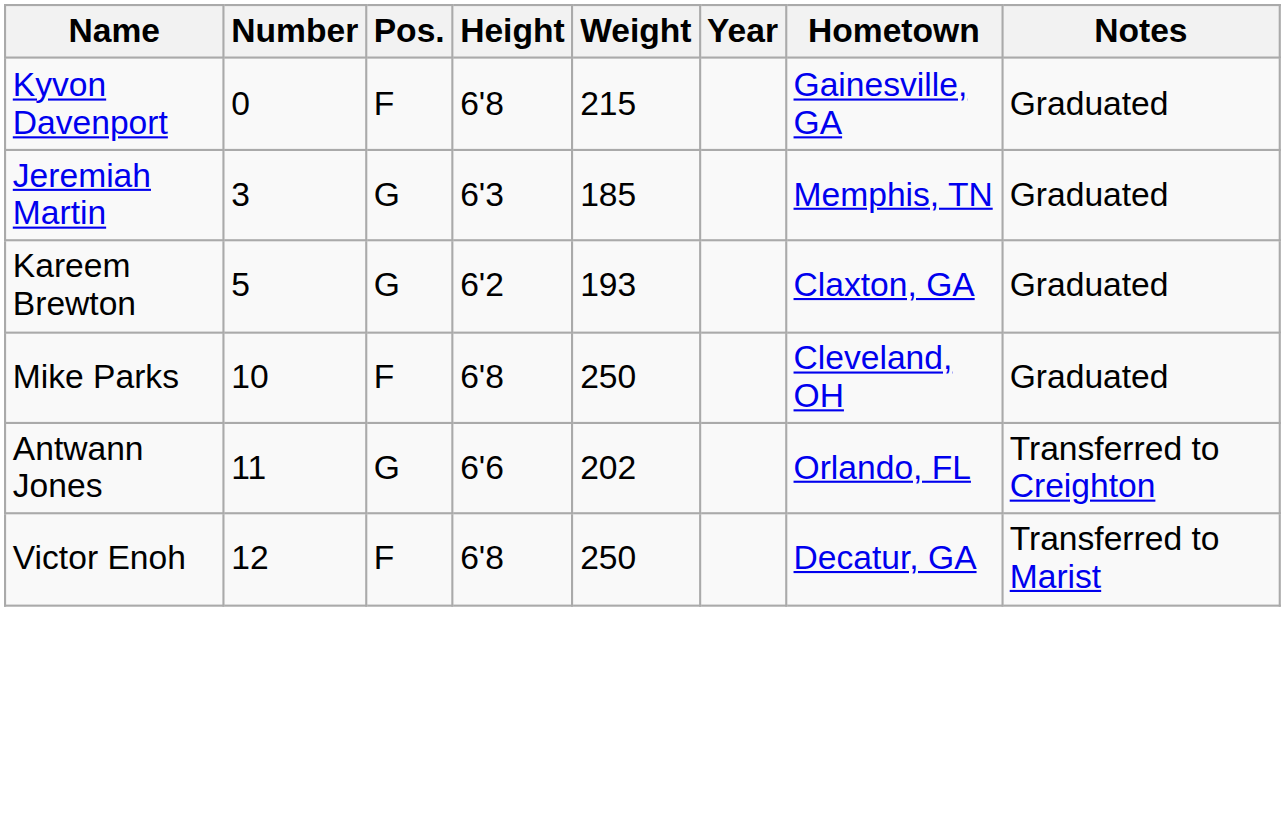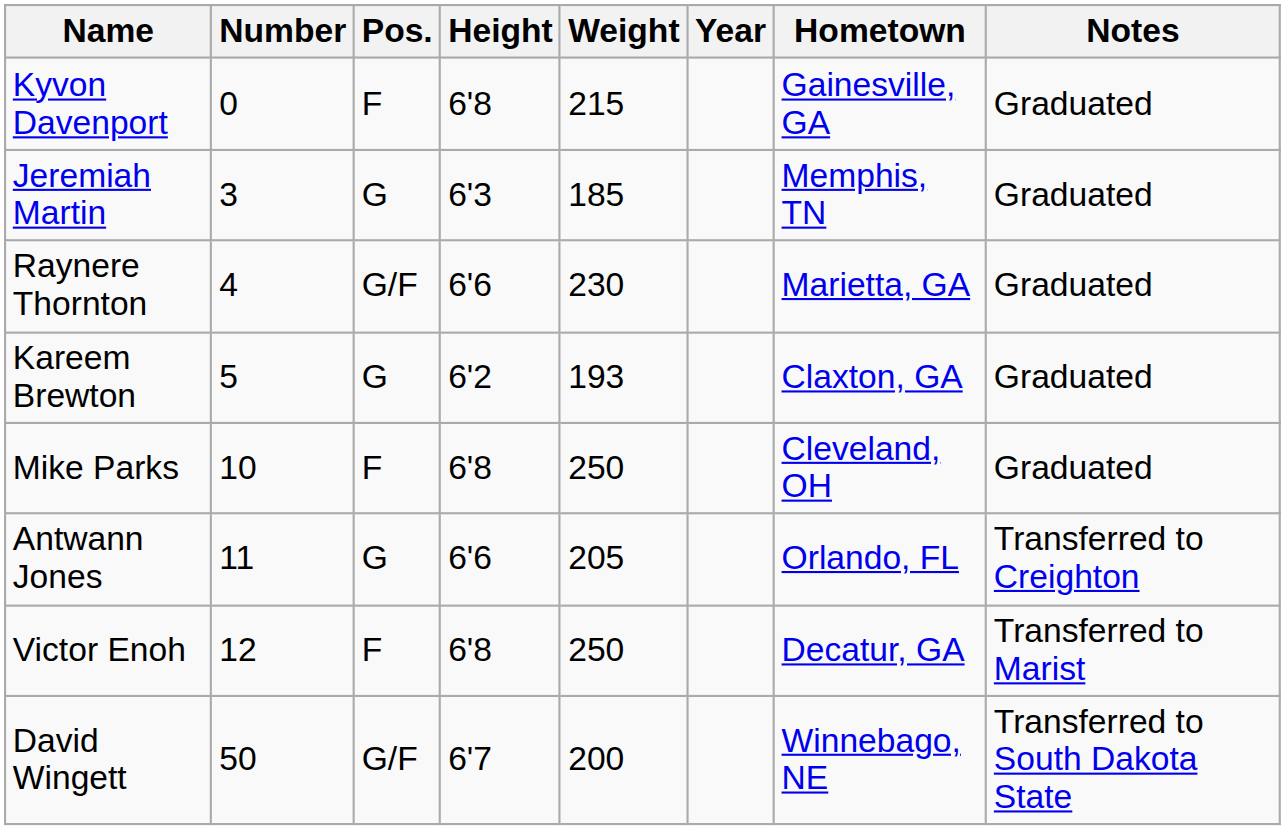+ row: (80, 285)
(608, 467) 202 -> (596, 558) 205
+ row: (70, 759)
